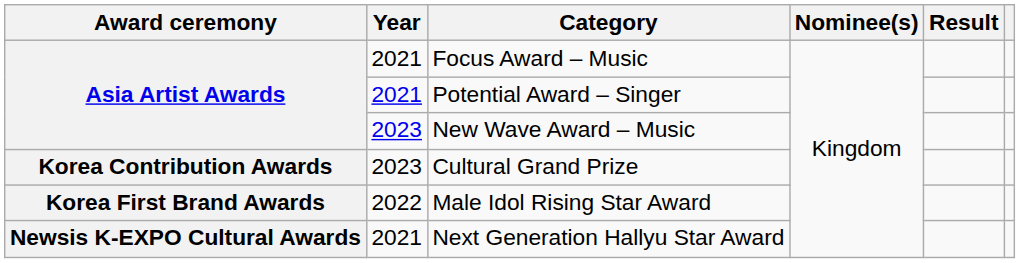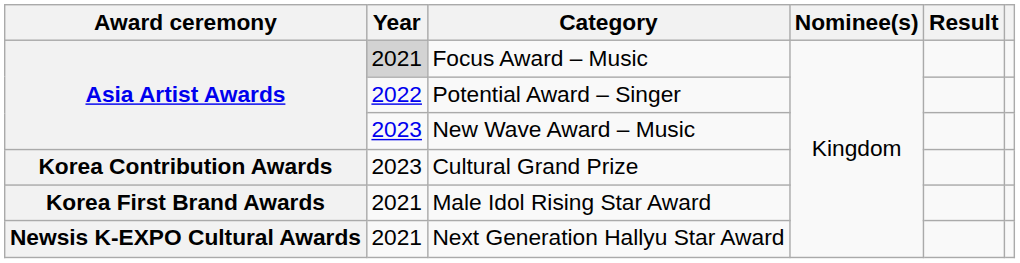(397, 58) no background -> (397, 58) lightgrey background
(397, 94) 2021 -> (397, 94) 2022
(397, 202) 2022 -> (397, 202) 2021
